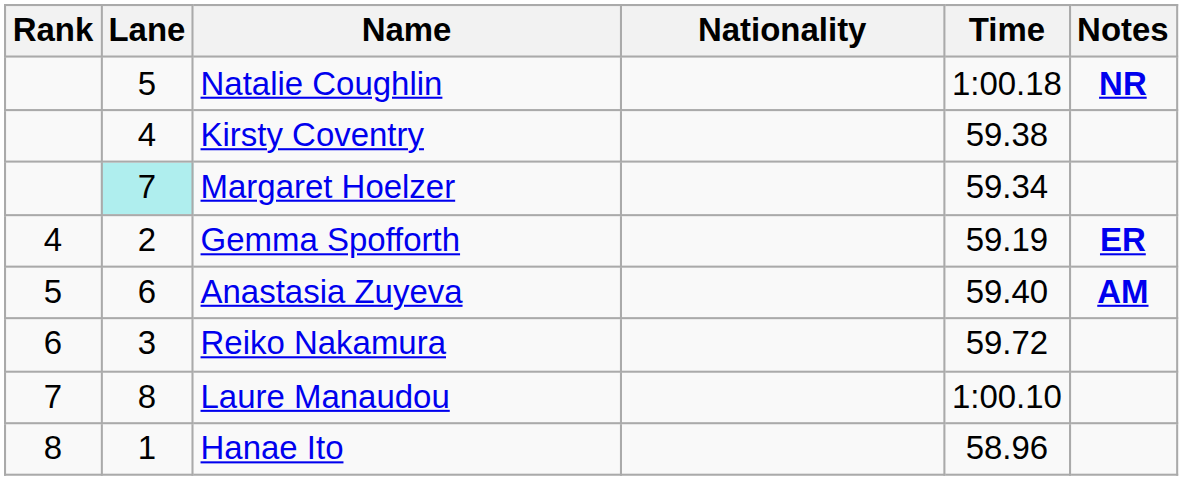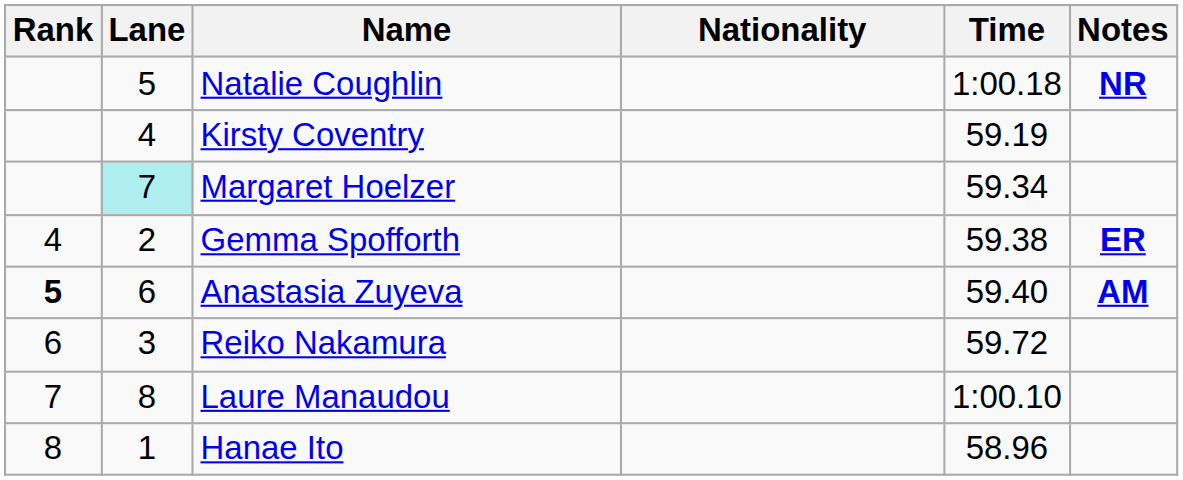(1007, 135) 59.38 -> (1007, 135) 59.19
(1007, 239) 59.19 -> (1007, 239) 59.38
(53, 291) normal -> (53, 291) bold
